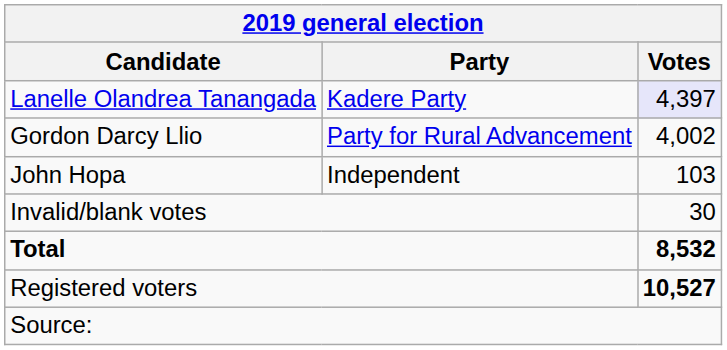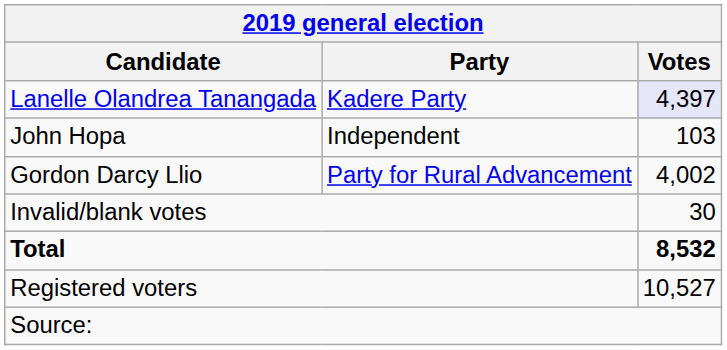rows swapped: (106, 136) <-> (68, 174)
(679, 288) bold -> (679, 288) normal
